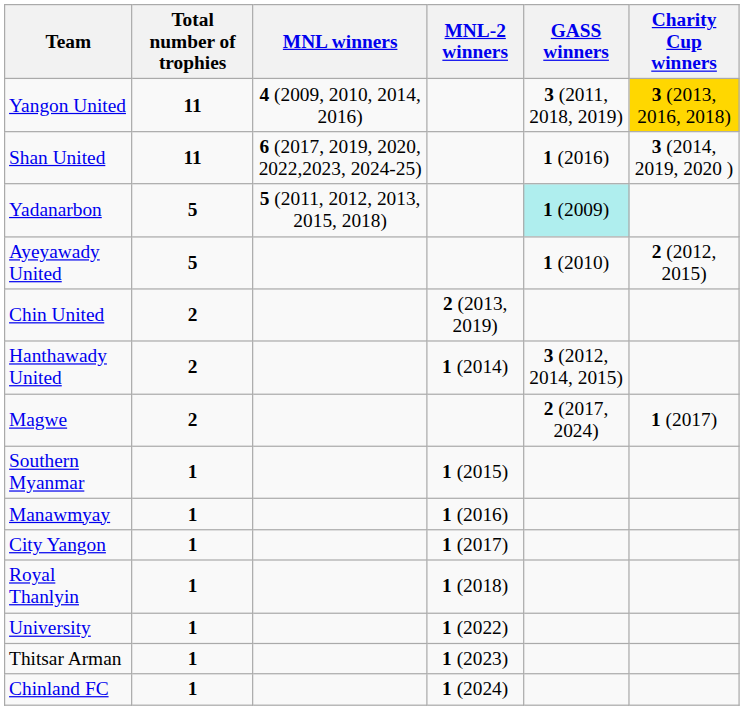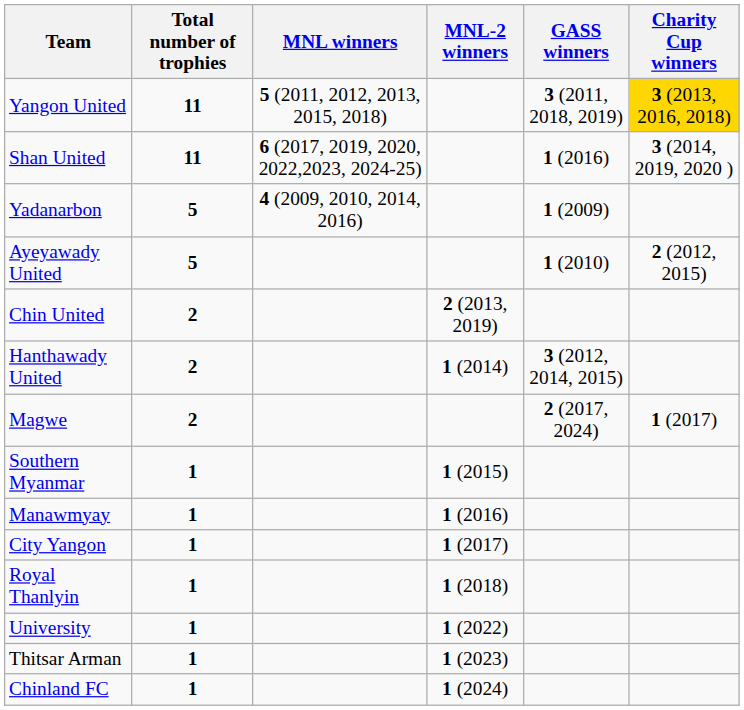(340, 105) 4 (2009, 2010, 2014, 2016) -> (340, 105) 5 (2011, 2012, 2013, 2015, 2018)
(340, 209) 5 (2011, 2012, 2013, 2015, 2018) -> (340, 209) 4 (2009, 2010, 2014, 2016)
(576, 209) paleturquoise background -> (576, 209) no background
